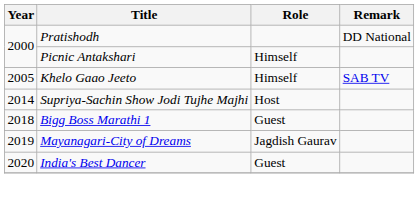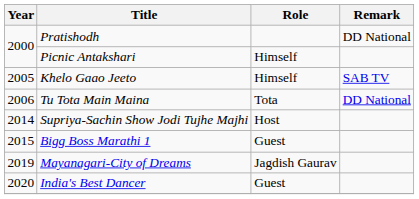+ row: (95, 99)
(21, 120) 2018 -> (21, 141) 2015
